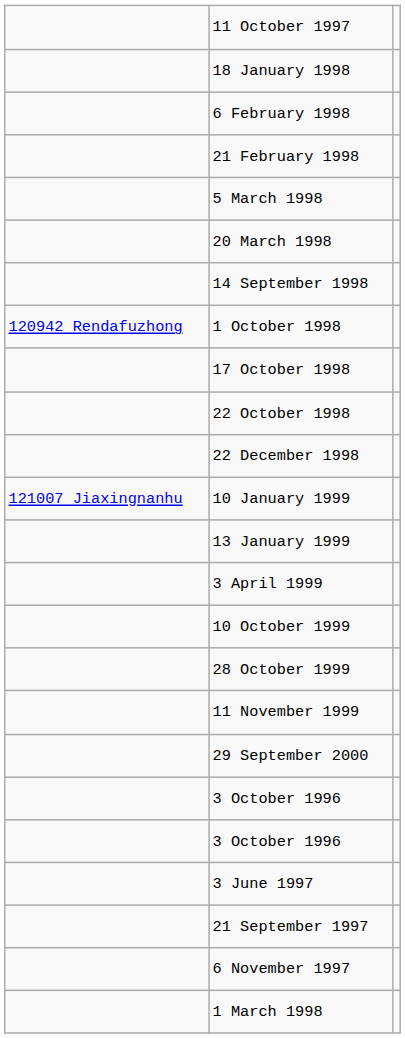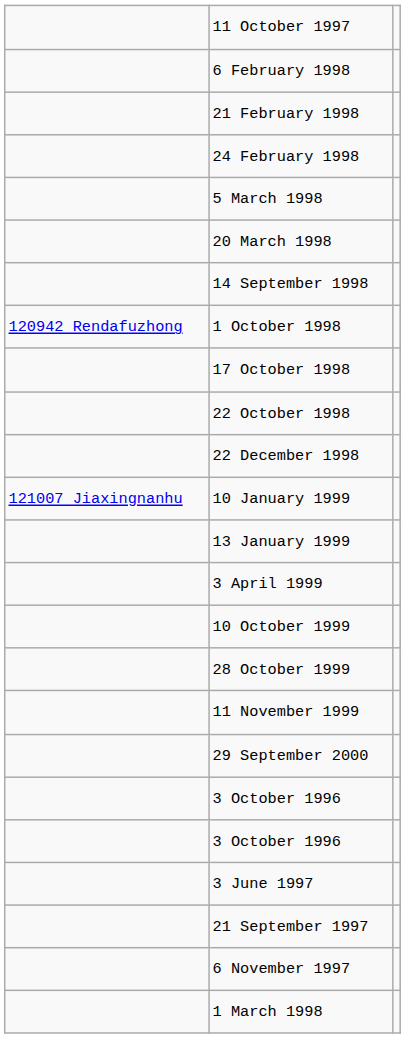- row: (107, 70)
+ row: (107, 156)
